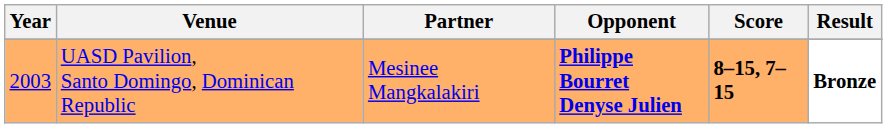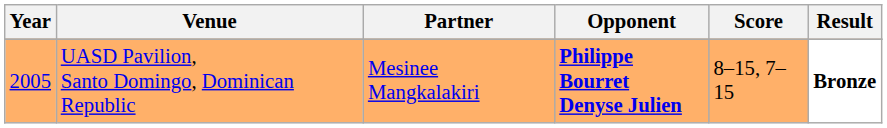(30, 80) 2003 -> (30, 80) 2005
(750, 80) bold -> (750, 80) normal
